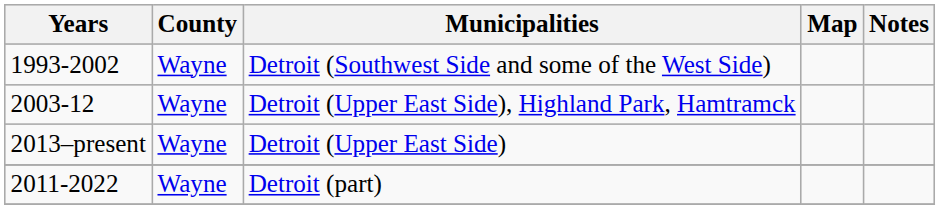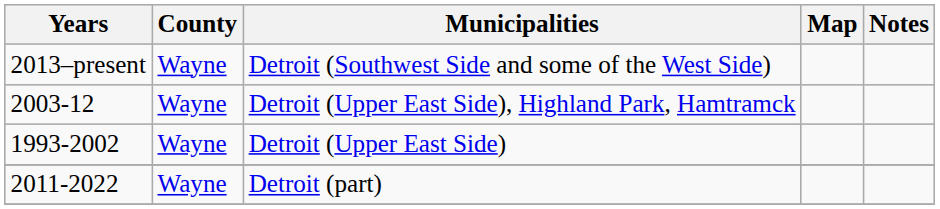(65, 64) 1993-2002 -> (78, 64) 2013–present
(78, 143) 2013–present -> (65, 143) 1993-2002
